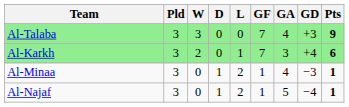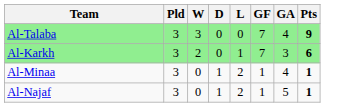- column: (310, 14)
